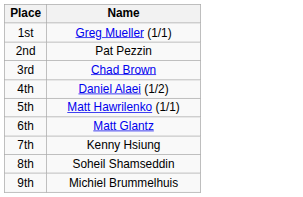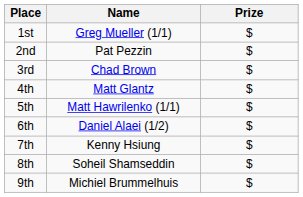+ column: (249, 13)
(124, 88) Daniel Alaei (1/2) -> (124, 88) Matt Glantz
(124, 126) Matt Glantz -> (124, 126) Daniel Alaei (1/2)
